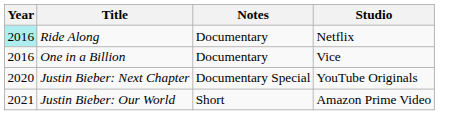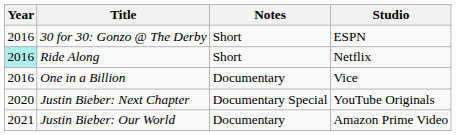+ row: (123, 36)
(232, 36) Documentary -> (227, 57) Short
(210, 99) Short -> (249, 120) Documentary
